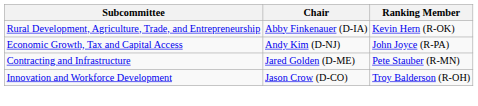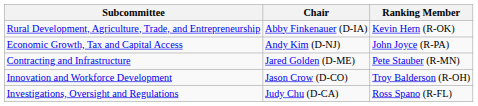+ row: (93, 93)
